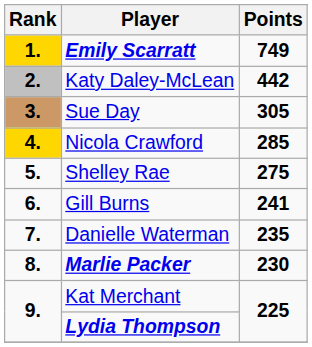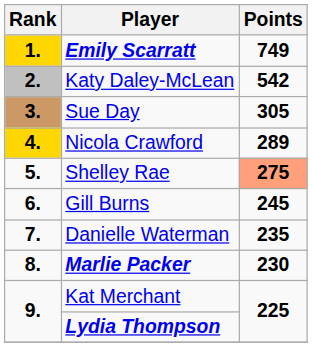(273, 81) 442 -> (273, 81) 542
(273, 142) 285 -> (273, 142) 289
(273, 173) no background -> (273, 173) lightsalmon background
(273, 204) 241 -> (273, 204) 245
